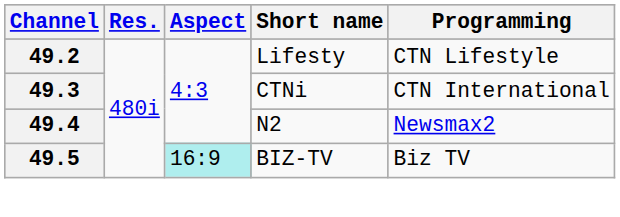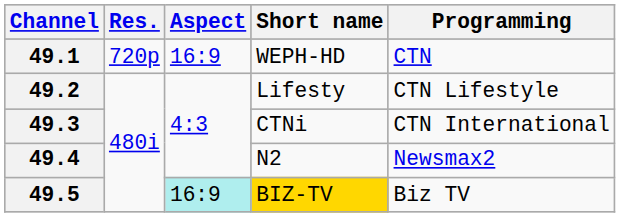+ row: (54, 57)
(294, 160) no background -> (294, 195) gold background
